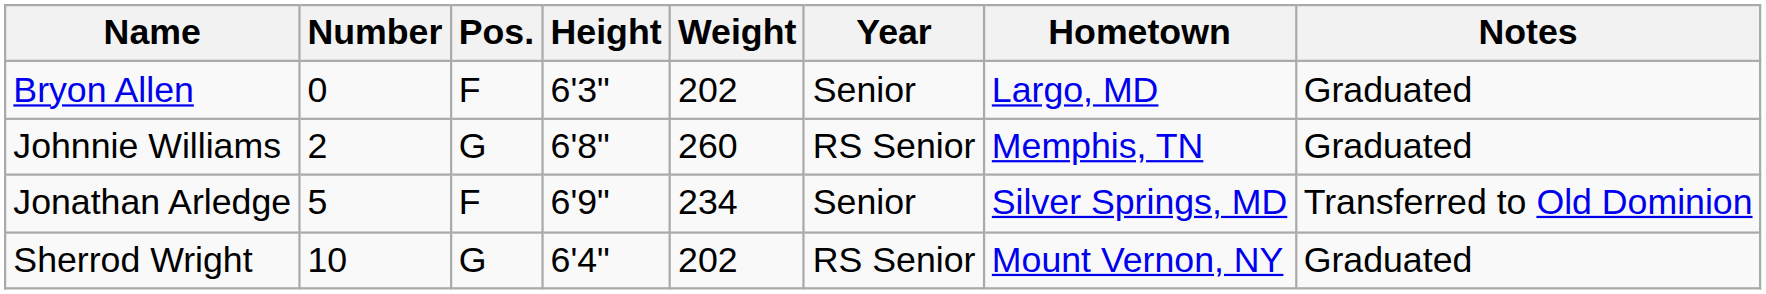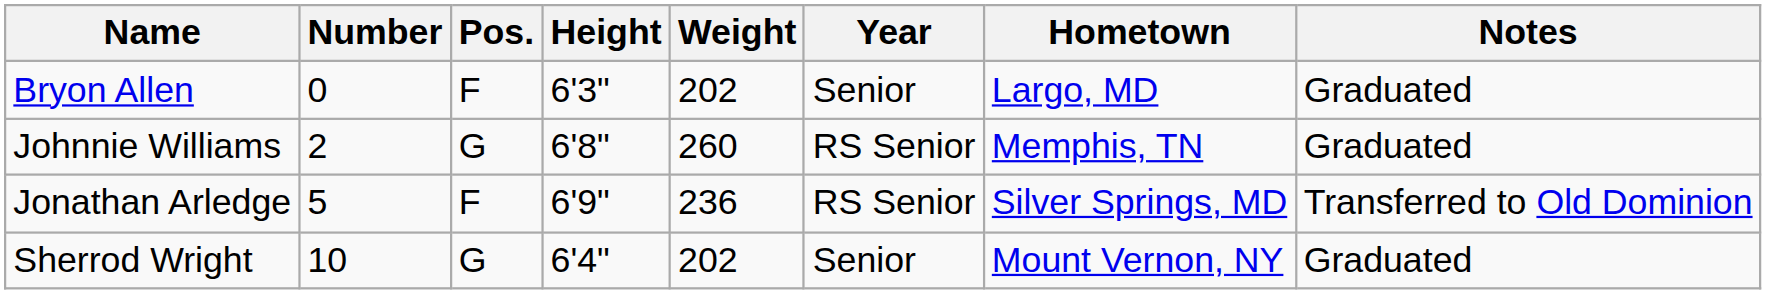(708, 202) 234 -> (708, 202) 236
(864, 202) Senior -> (894, 202) RS Senior
(894, 259) RS Senior -> (864, 259) Senior
